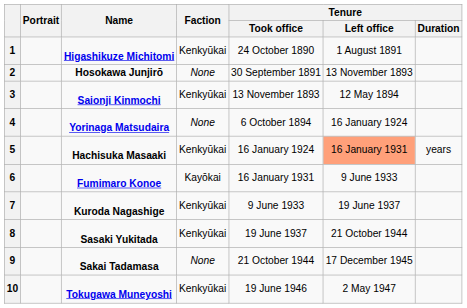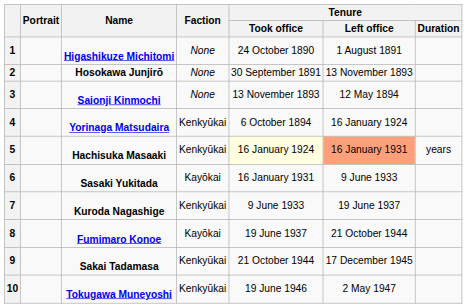(203, 50) Kenkyūkai -> (203, 50) None
(203, 94) Kenkyūkai -> (203, 94) None
(203, 122) None -> (203, 122) Kenkyūkai
(276, 150) no background -> (276, 150) lightyellow background
(119, 183) Fumimaro Konoe -> (119, 183) Sasaki Yukitada
(119, 239) Sasaki Yukitada -> (119, 239) Fumimaro Konoe
(203, 233) Kenkyūkai -> (203, 233) Kayōkai
(203, 261) None -> (203, 261) Kenkyūkai
